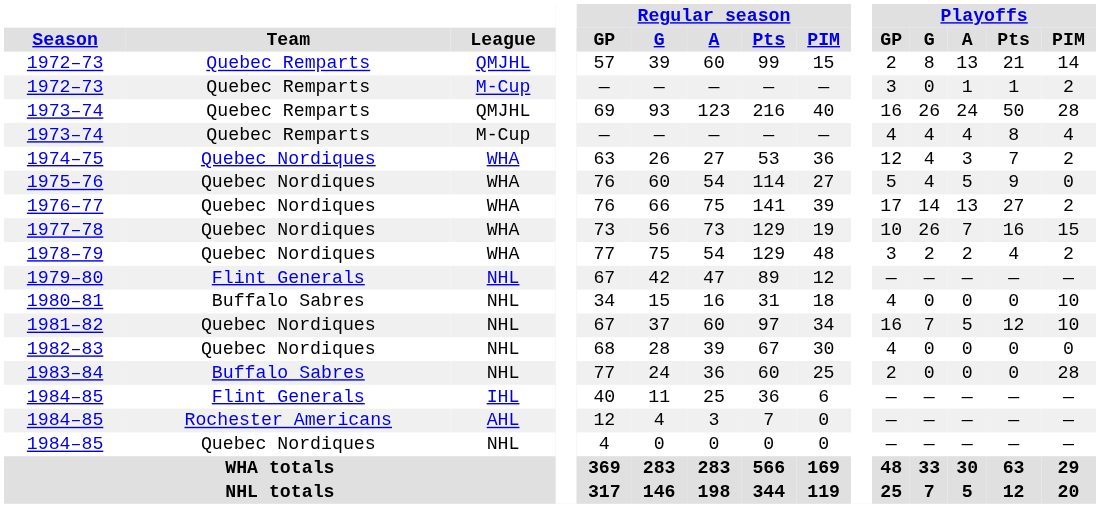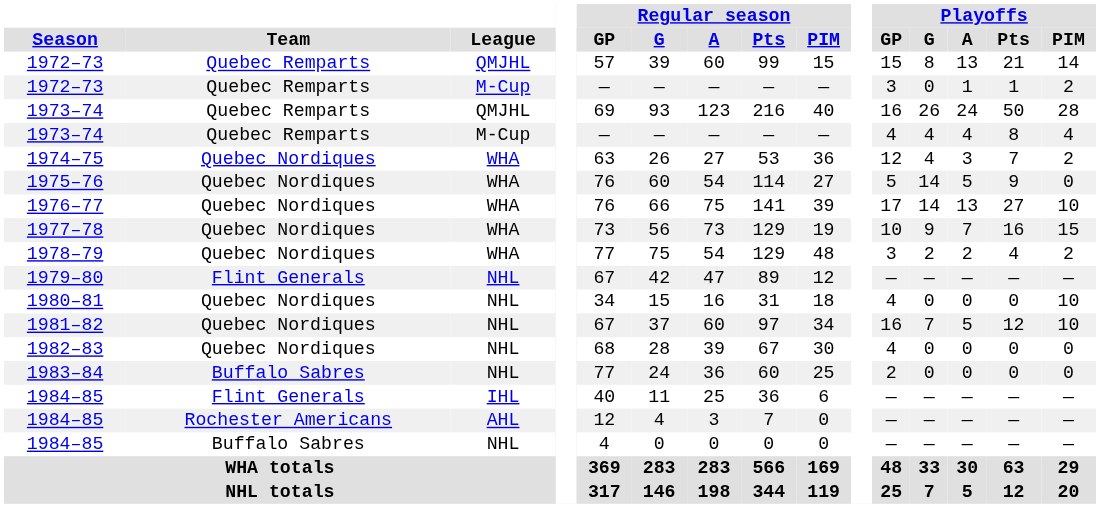(891, 64) 2 -> (891, 64) 15
(929, 182) 4 -> (929, 182) 14
(1069, 206) 2 -> (1068, 206) 10
(929, 230) 26 -> (929, 230) 9
(288, 302) Buffalo Sabres -> (288, 302) Quebec Nordiques
(1068, 373) 28 -> (1069, 373) 0
(288, 444) Quebec Nordiques -> (288, 444) Buffalo Sabres
